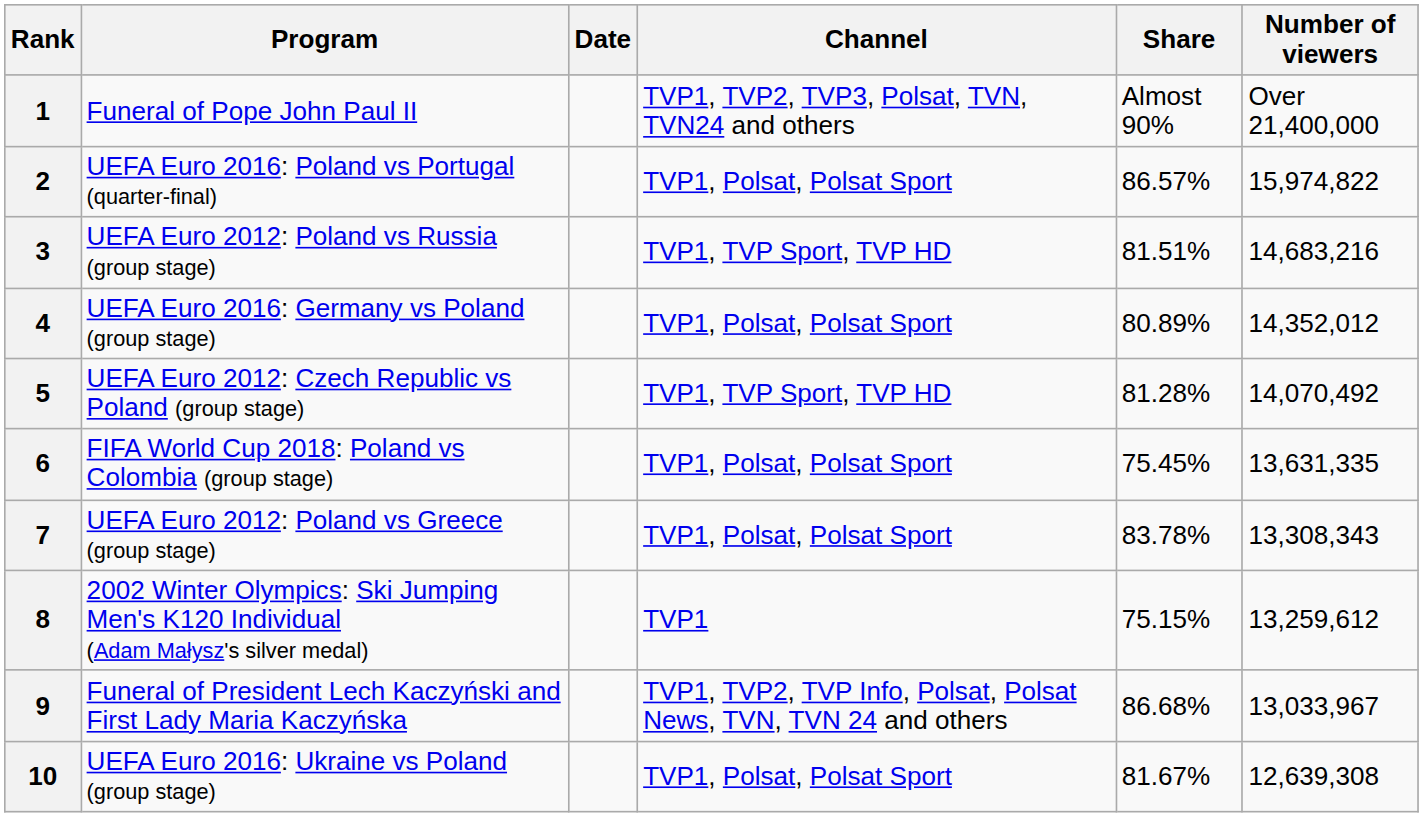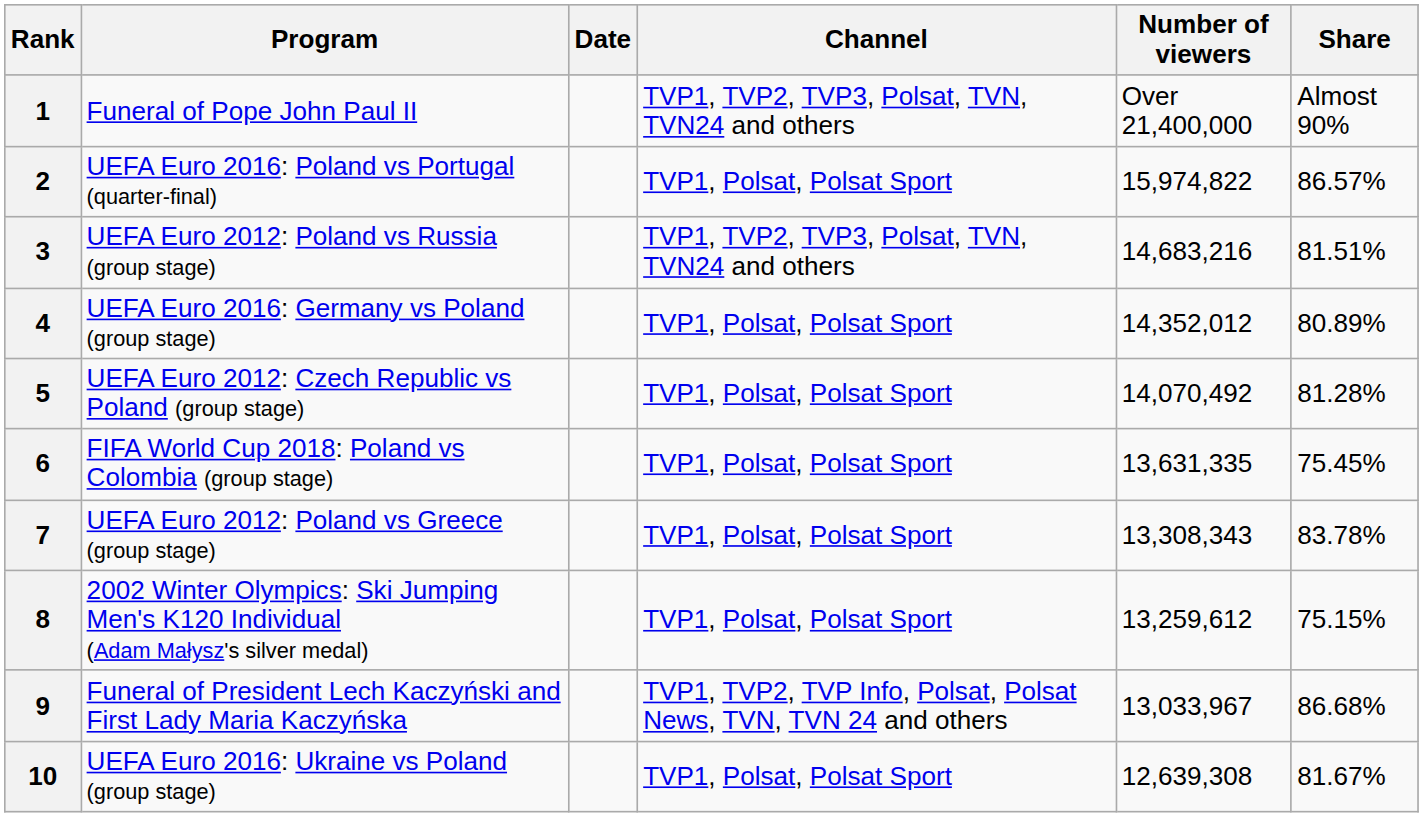columns swapped: (1330, 39) <-> (1179, 39)
(797, 251) TVP1, TVP Sport, TVP HD -> (835, 251) TVP1, TVP2, TVP3, Polsat, TVN, TVN24 and others
(797, 393) TVP1, TVP Sport, TVP HD -> (798, 393) TVP1, Polsat, Polsat Sport
(676, 620) TVP1 -> (798, 620) TVP1, Polsat, Polsat Sport
